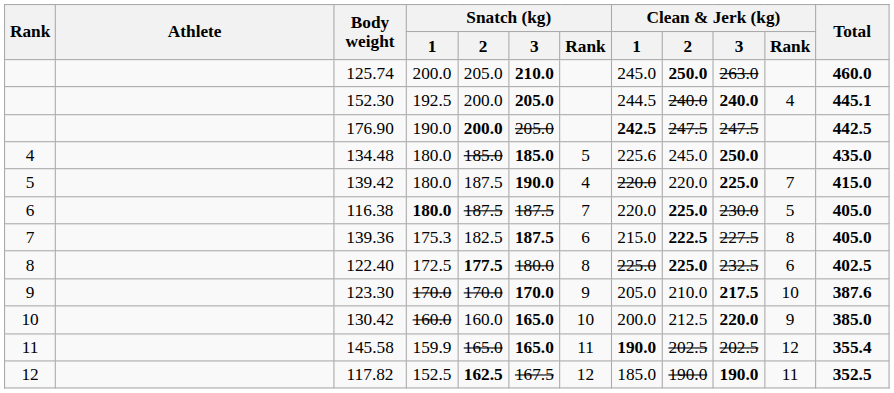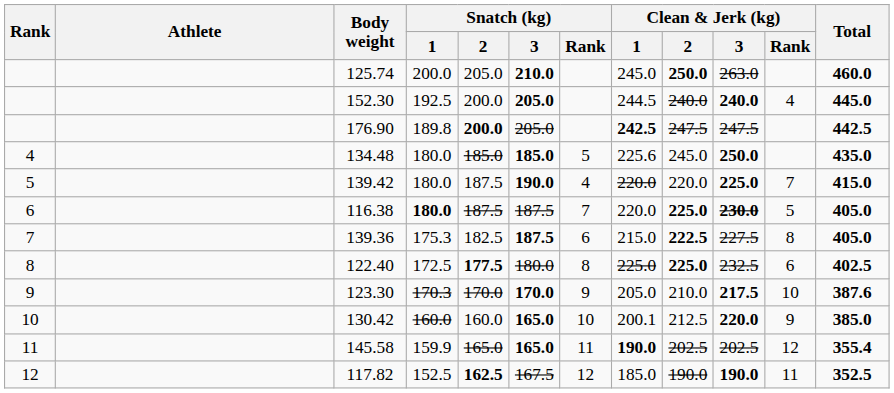(852, 100) 445.1 -> (852, 100) 445.0
(432, 127) 190.0 -> (432, 127) 189.8
(739, 210) normal -> (739, 210) bold
(432, 292) 170.0 -> (432, 292) 170.3
(637, 319) 200.0 -> (637, 319) 200.1
